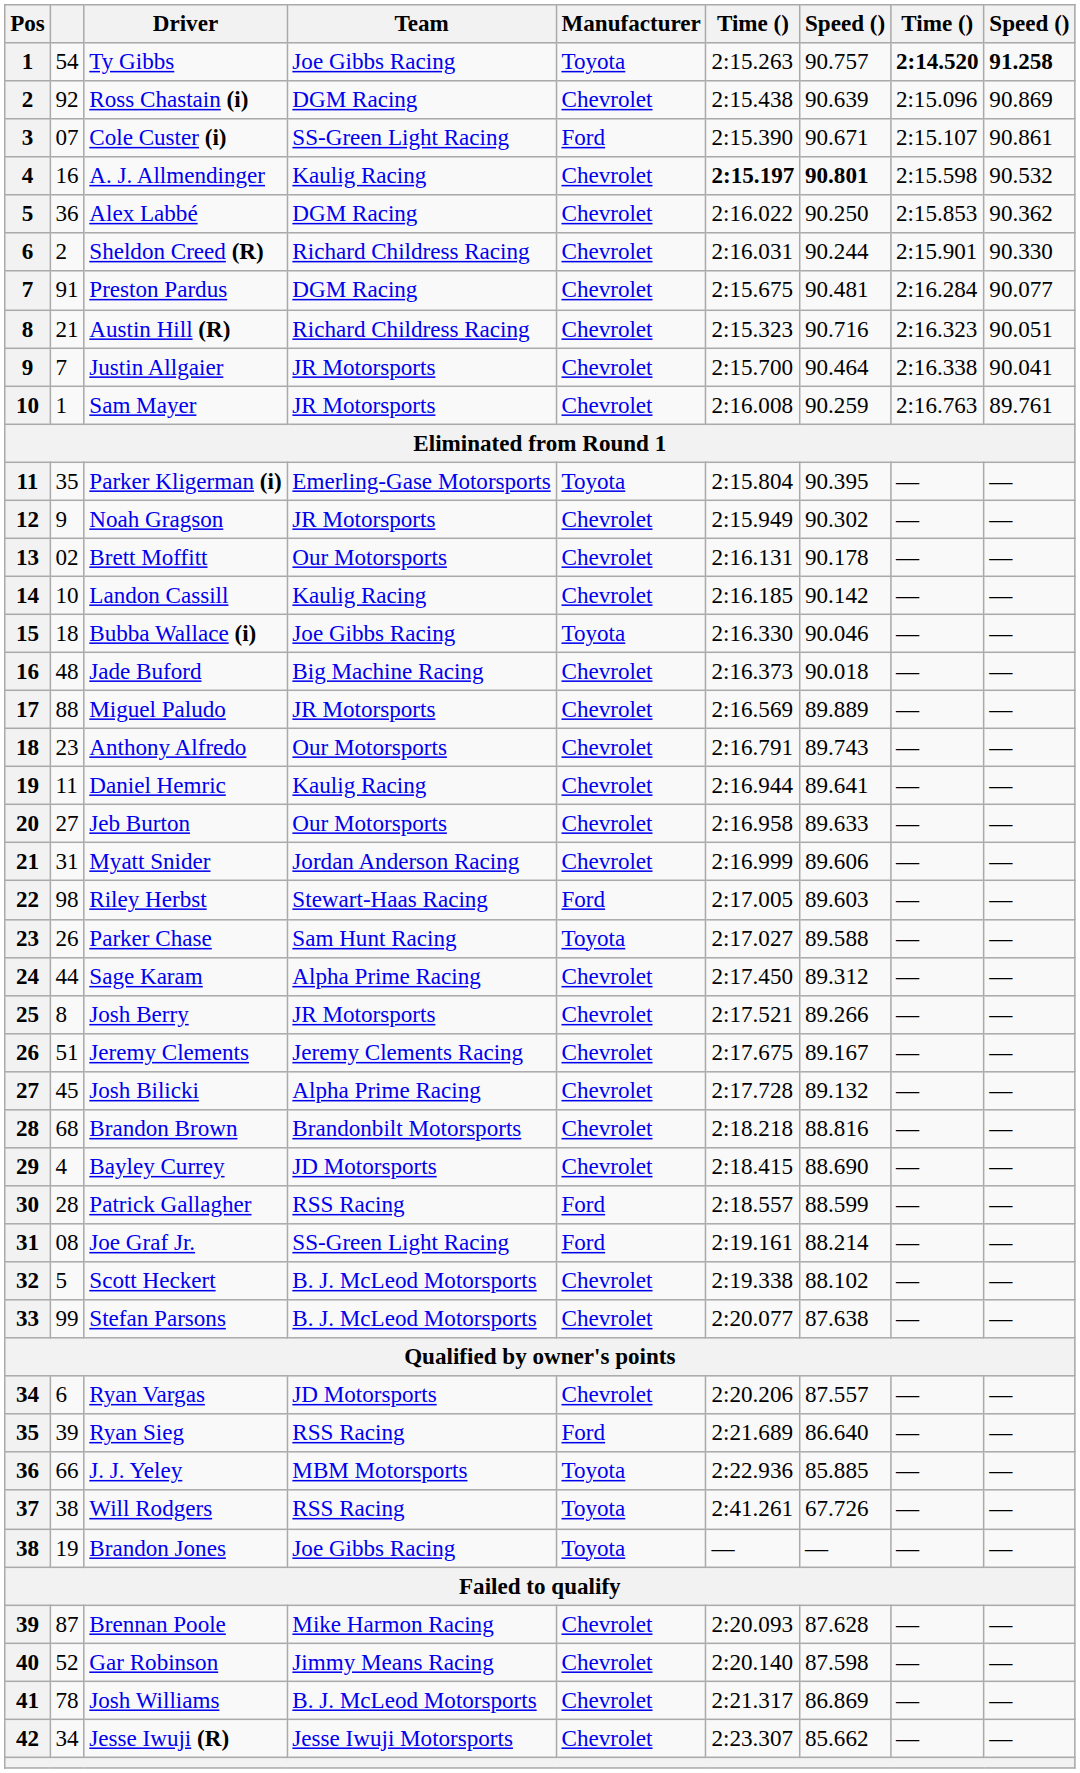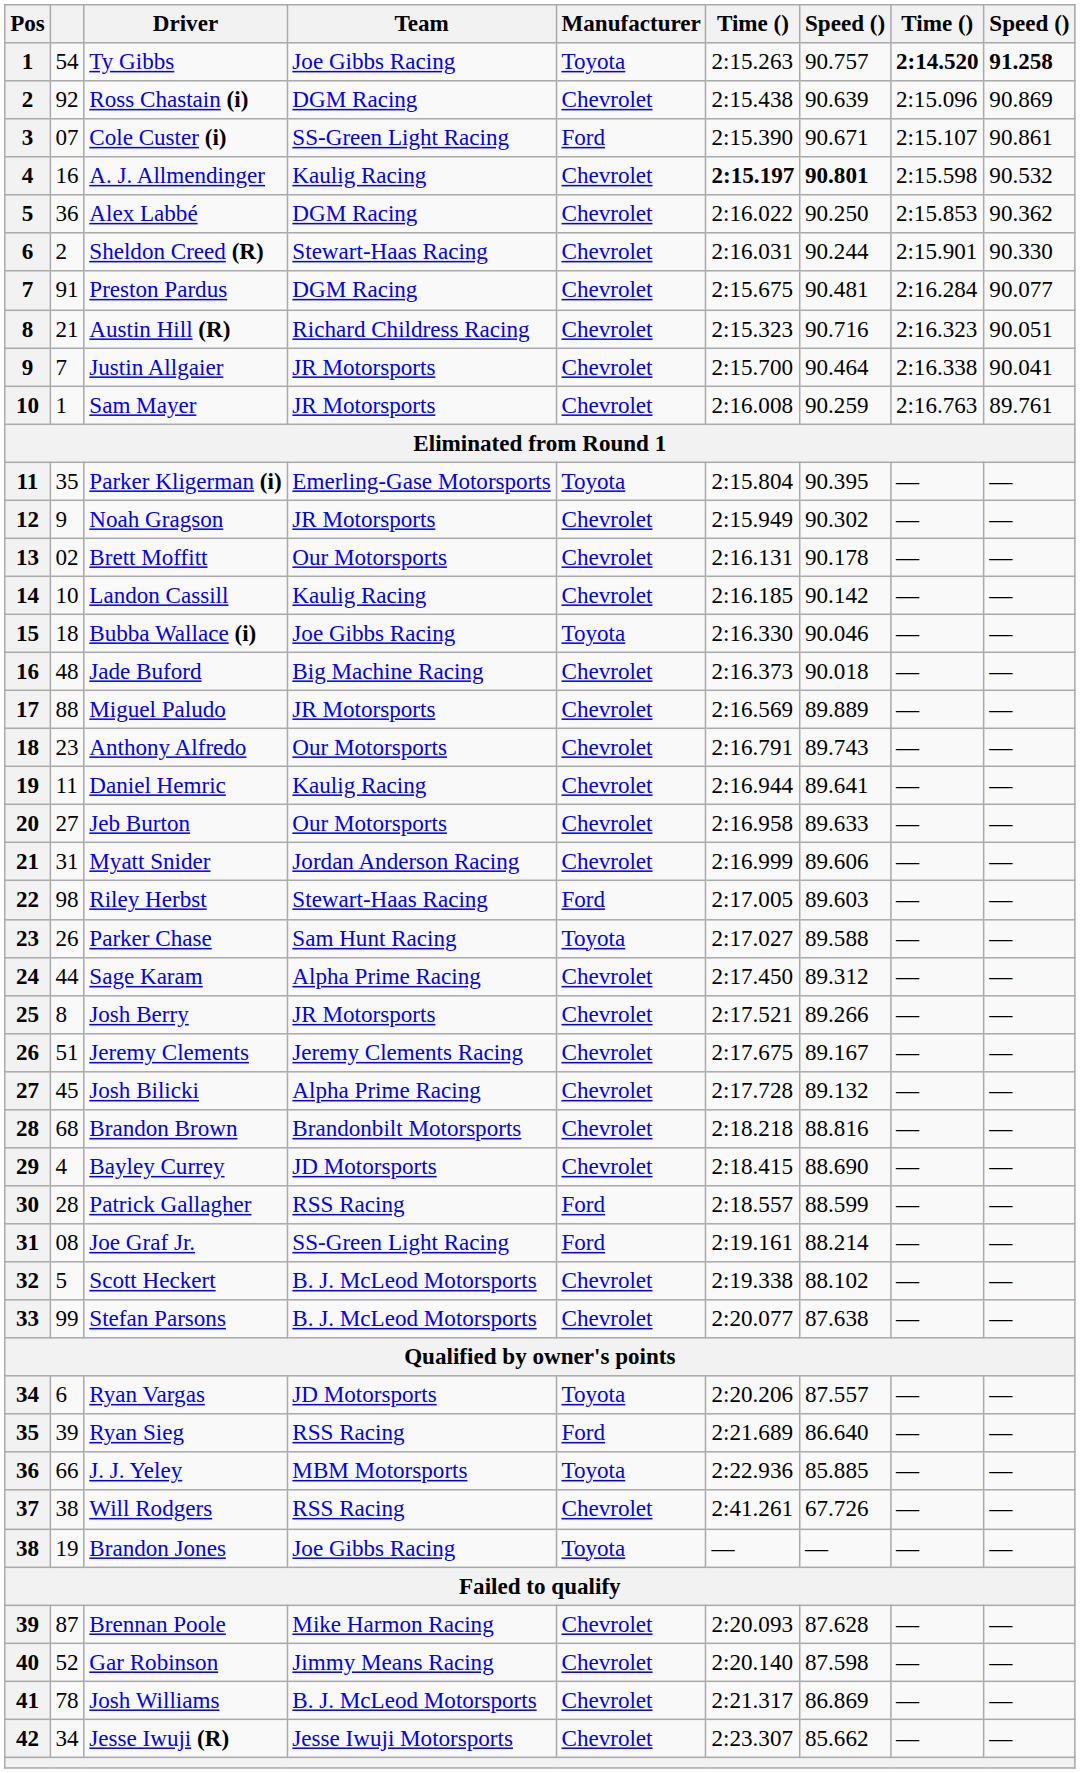(411, 252) Richard Childress Racing -> (390, 252) Stewart-Haas Racing
(607, 1395) Chevrolet -> (593, 1395) Toyota
(593, 1509) Toyota -> (607, 1509) Chevrolet
